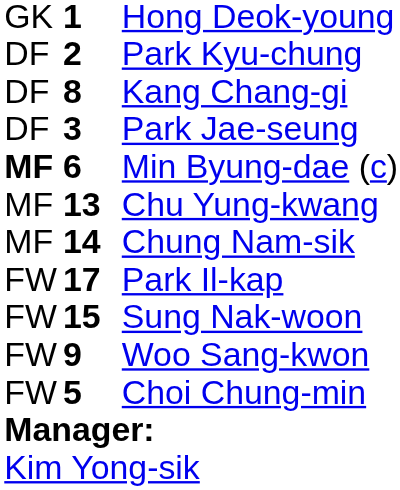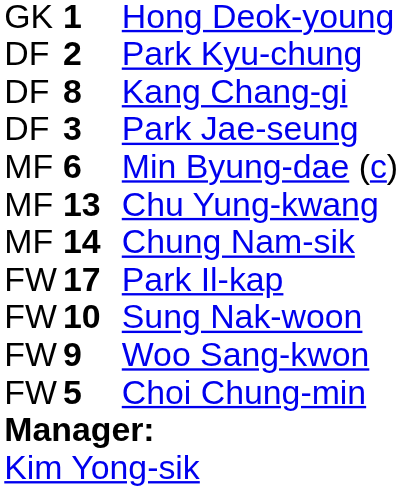(29, 166) bold -> (29, 166) normal
(82, 317) 15 -> (82, 317) 10
